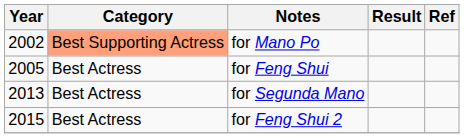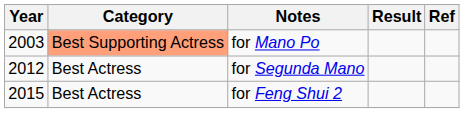(26, 42) 2002 -> (26, 42) 2003
- row: (280, 68)
(26, 94) 2013 -> (26, 68) 2012
